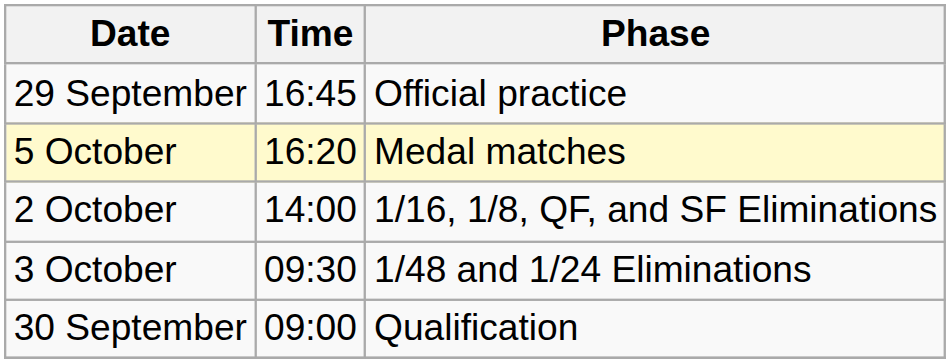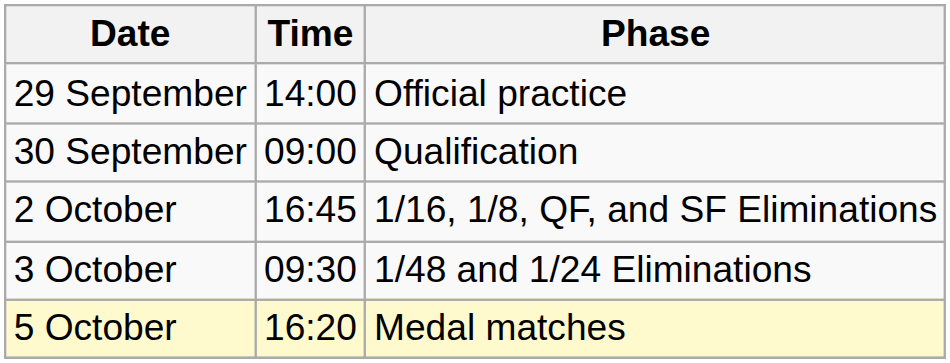(310, 92) 16:45 -> (310, 92) 14:00
rows swapped: (130, 328) <-> (95, 151)
(310, 210) 14:00 -> (310, 210) 16:45
